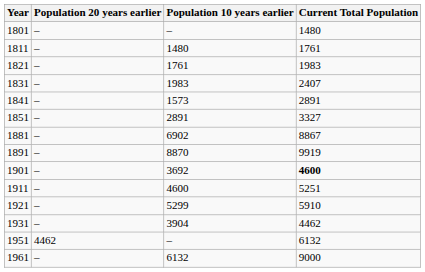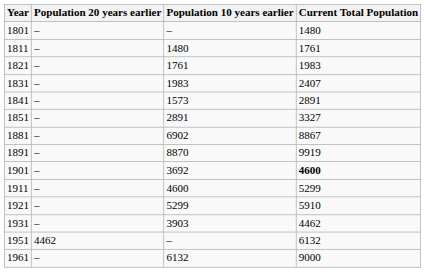(310, 188) 5251 -> (310, 188) 5299
(177, 223) 3904 -> (177, 223) 3903
